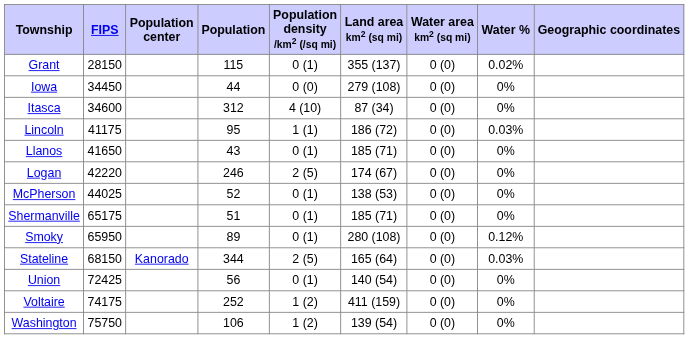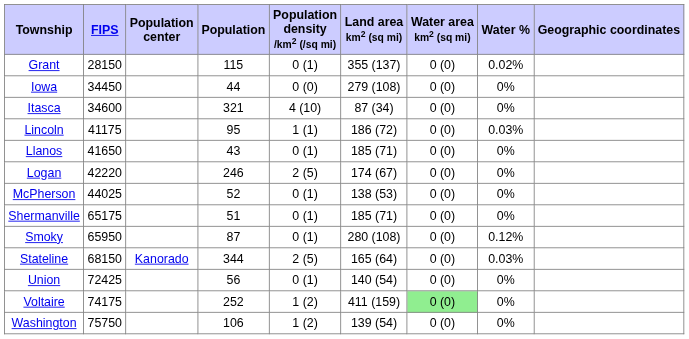(233, 108) 312 -> (233, 108) 321
(233, 237) 89 -> (233, 237) 87
(442, 302) no background -> (442, 302) lightgreen background
